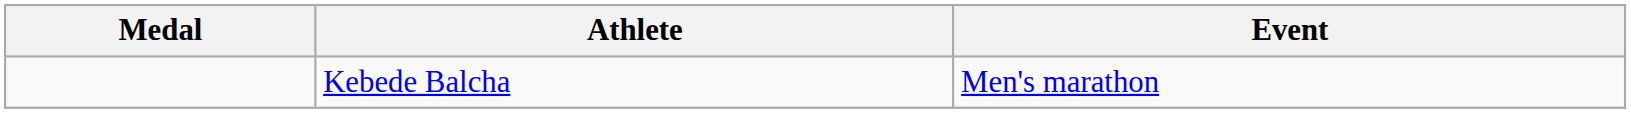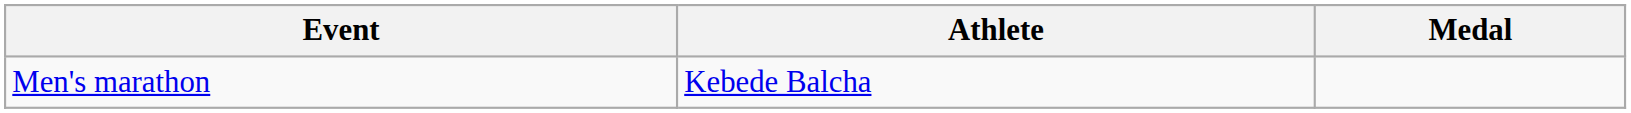columns swapped: (160, 30) <-> (1290, 30)
